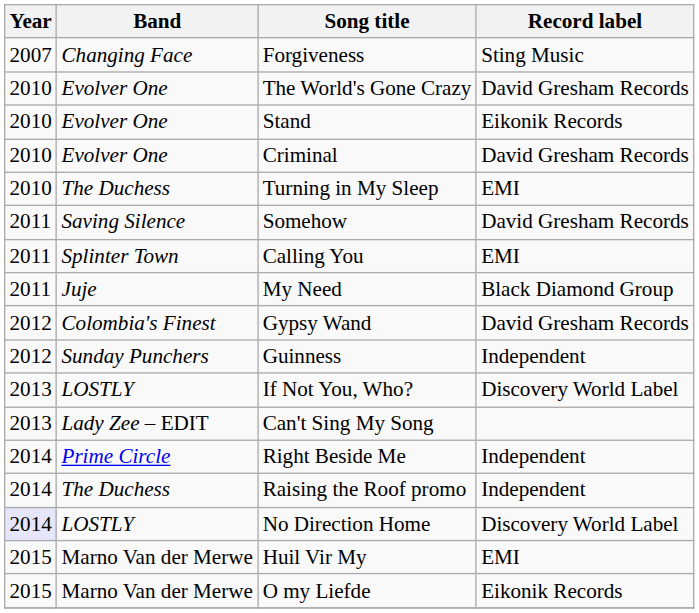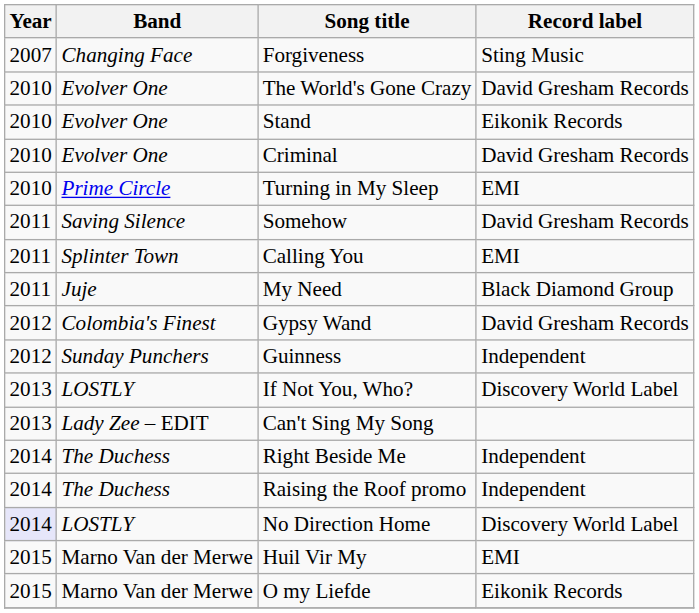(116, 188) The Duchess -> (116, 188) Prime Circle
(116, 456) Prime Circle -> (116, 456) The Duchess
